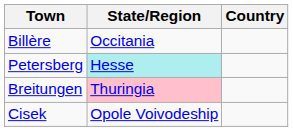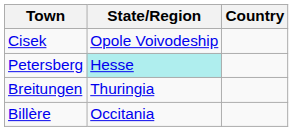rows swapped: (29, 41) <-> (27, 114)
(122, 89) pink background -> (122, 89) no background
